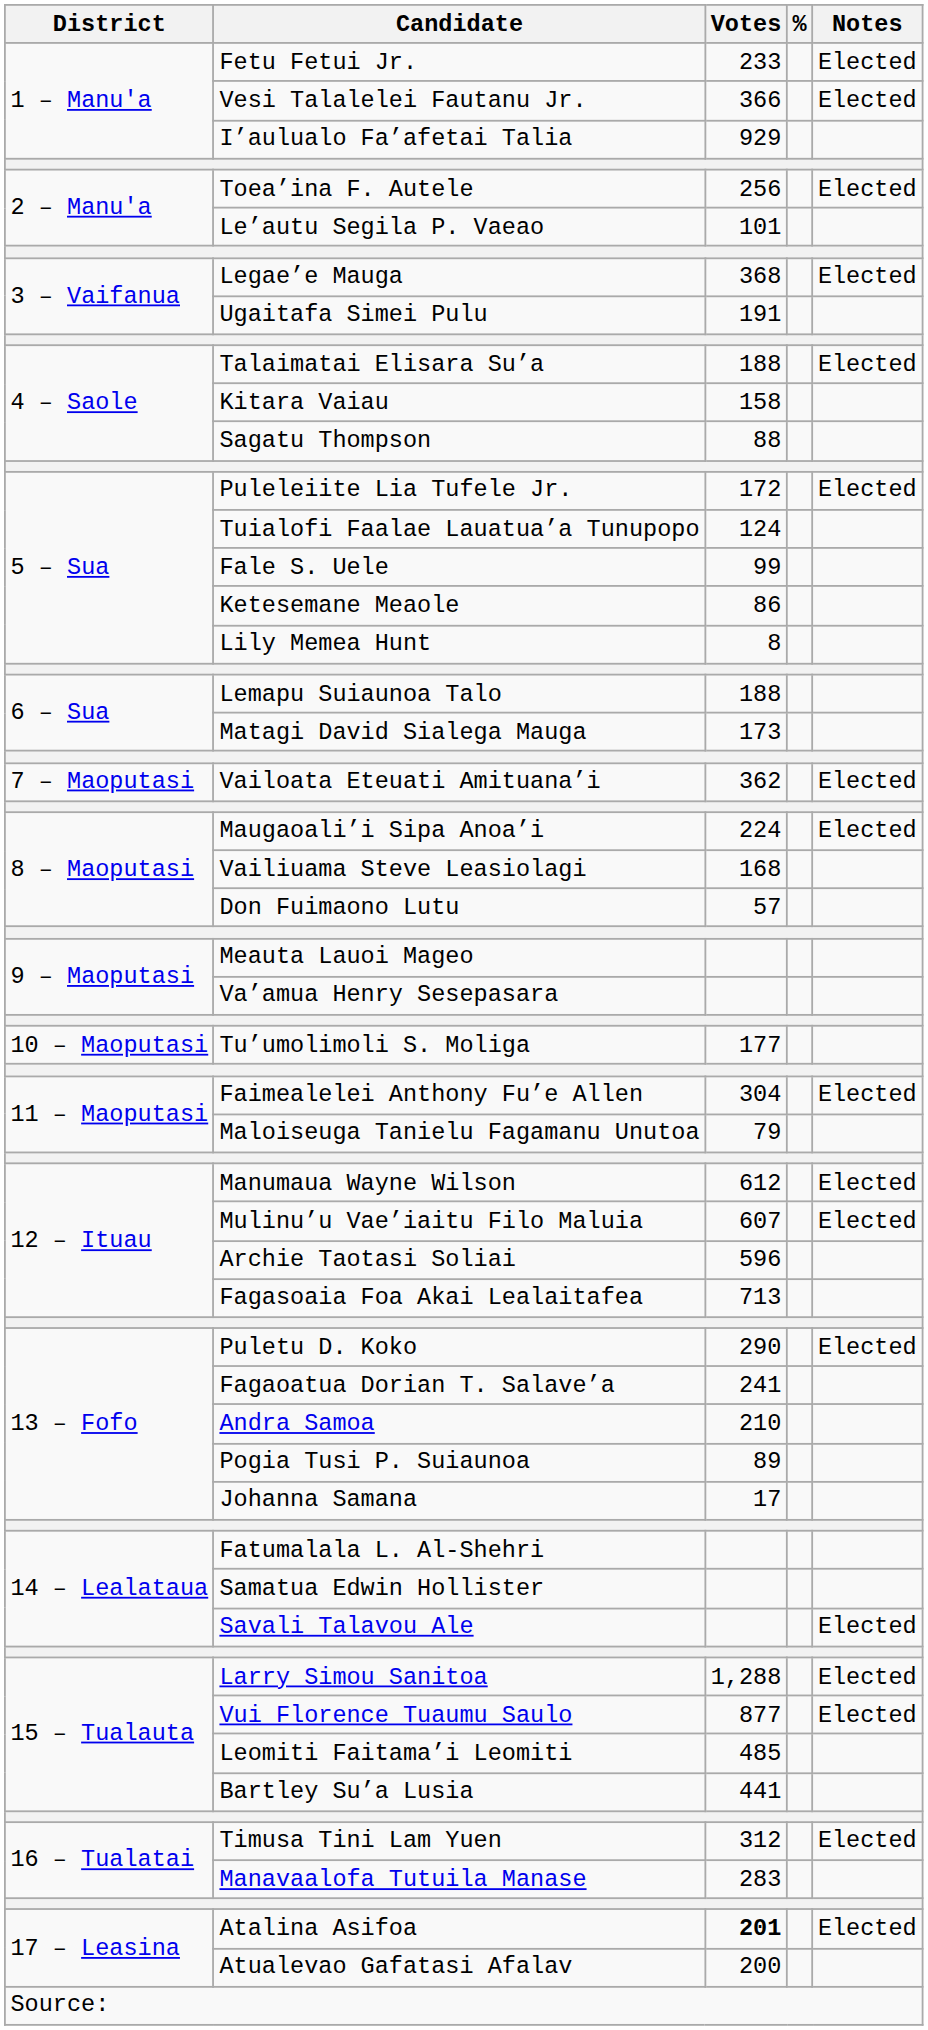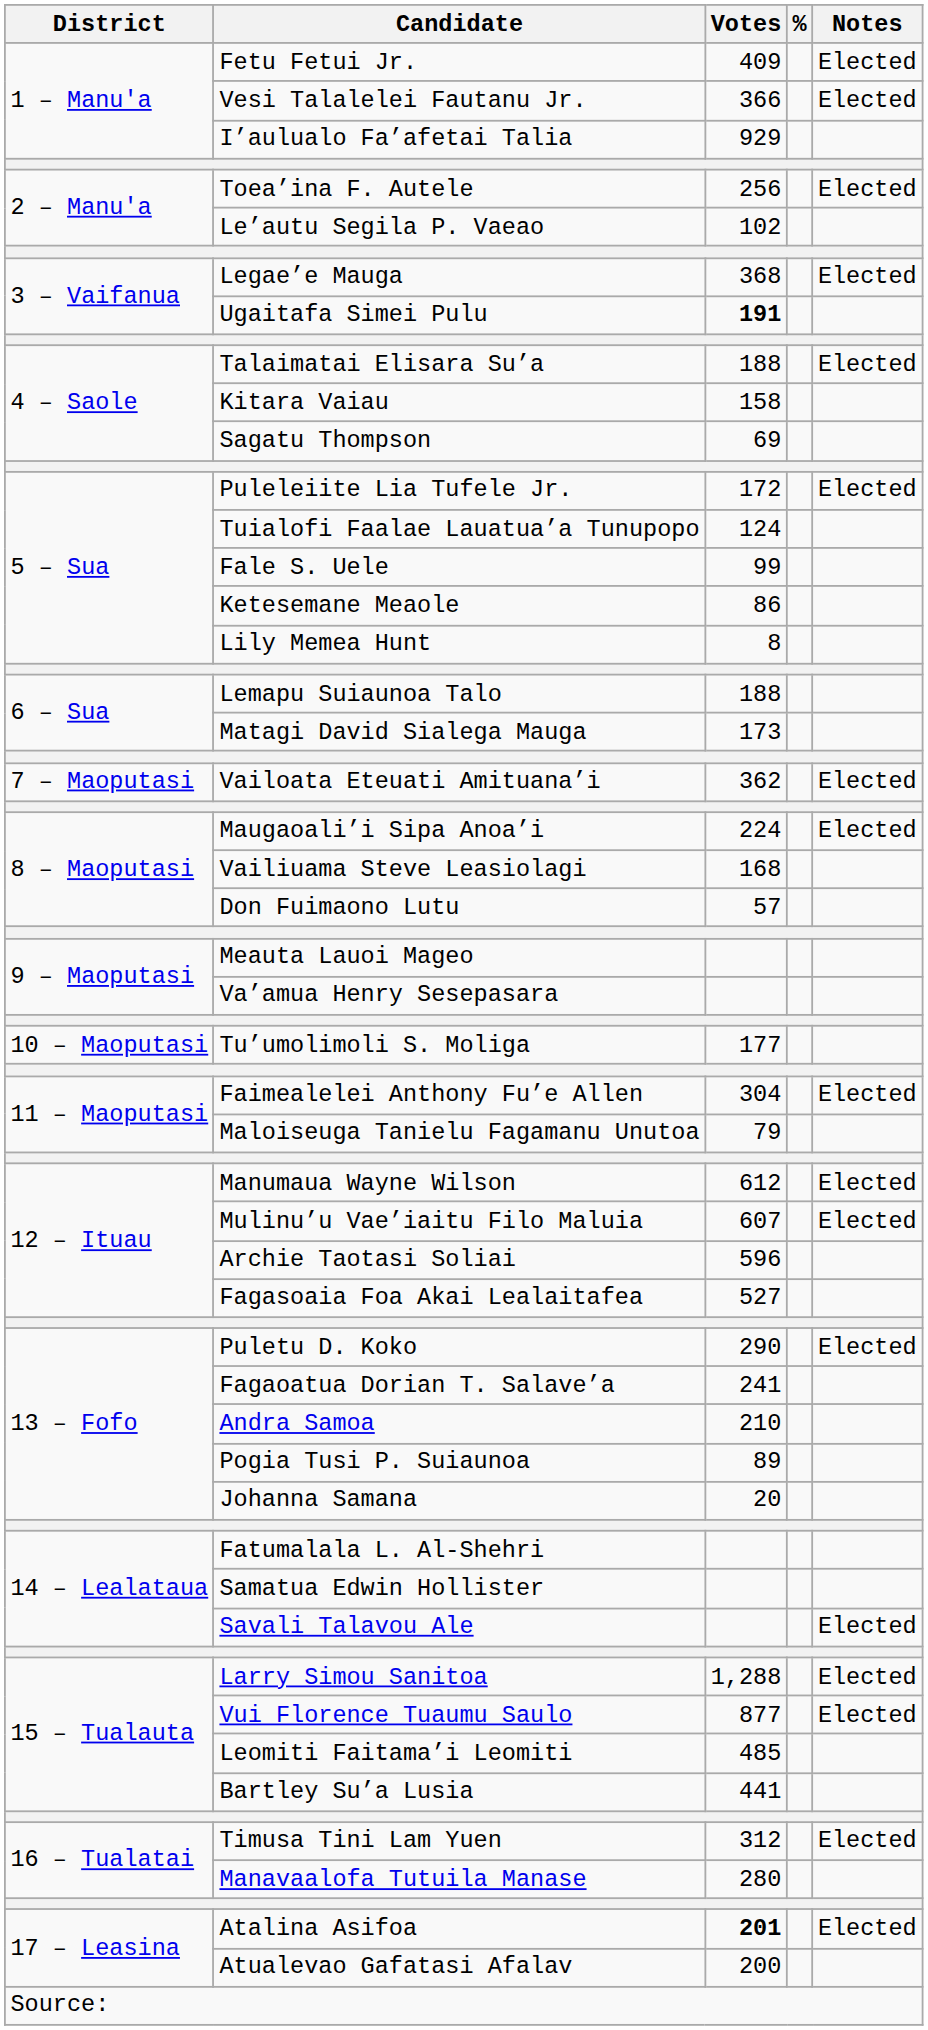(760, 62) 233 -> (760, 62) 409
(760, 227) 101 -> (760, 227) 102
(760, 315) normal -> (760, 315) bold
(767, 441) 88 -> (767, 441) 69
(760, 1298) 713 -> (760, 1298) 527
(767, 1501) 17 -> (767, 1501) 20
(760, 1879) 283 -> (760, 1879) 280
